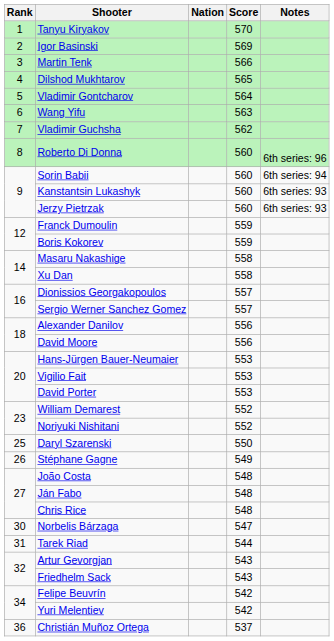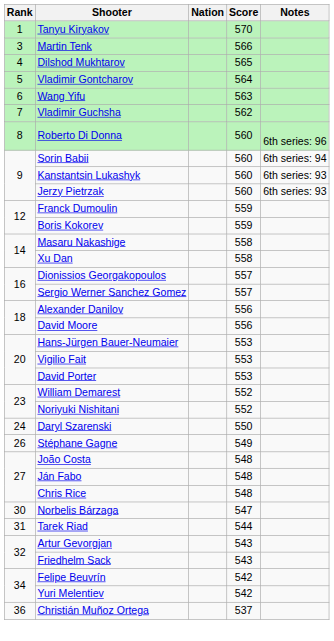- row: (68, 46)
(20, 443) 25 -> (20, 426) 24
